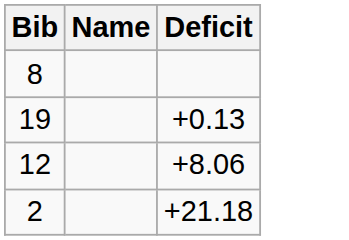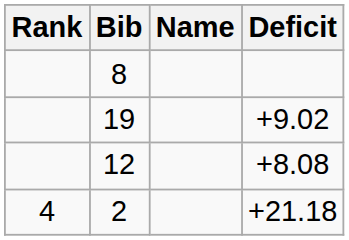+ column: (47, 27)
(209, 119) +0.13 -> (293, 119) +9.02
(209, 165) +8.06 -> (293, 165) +8.08
